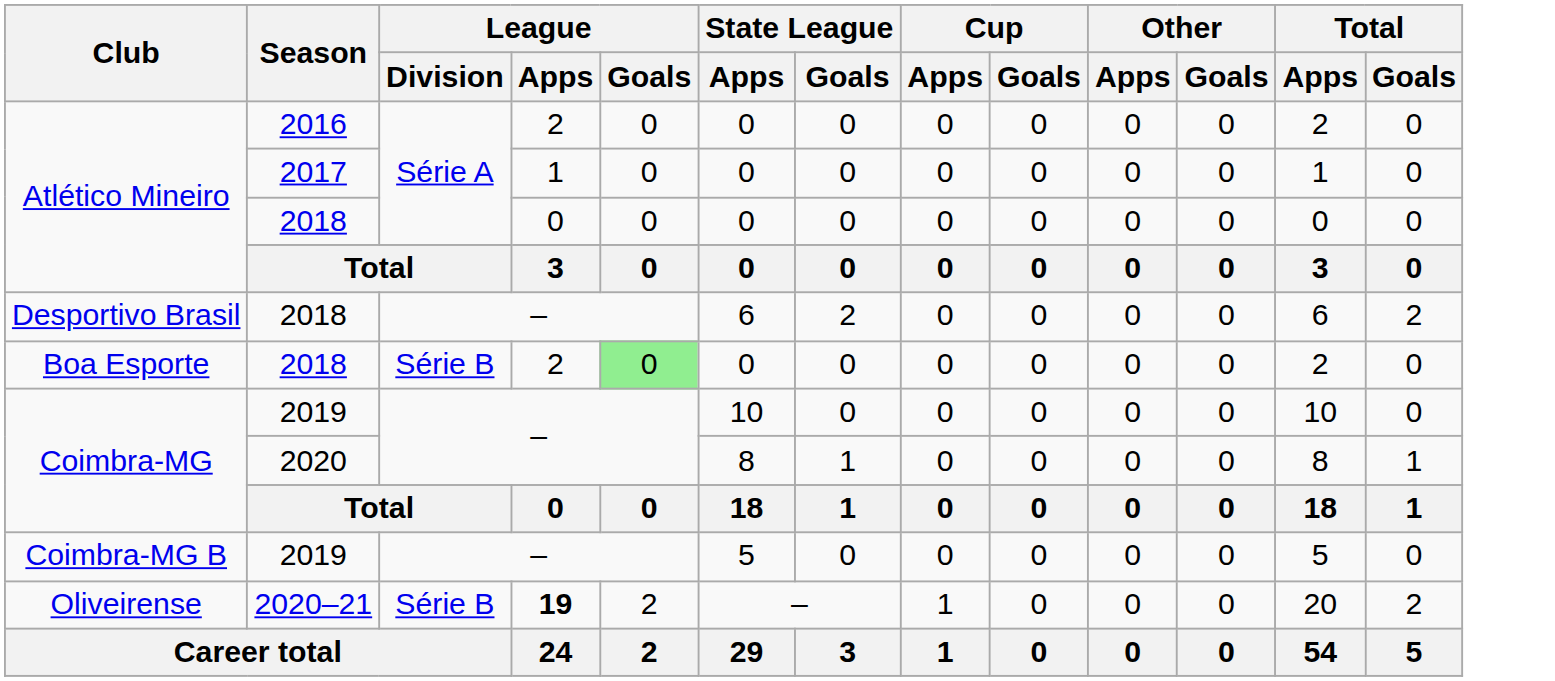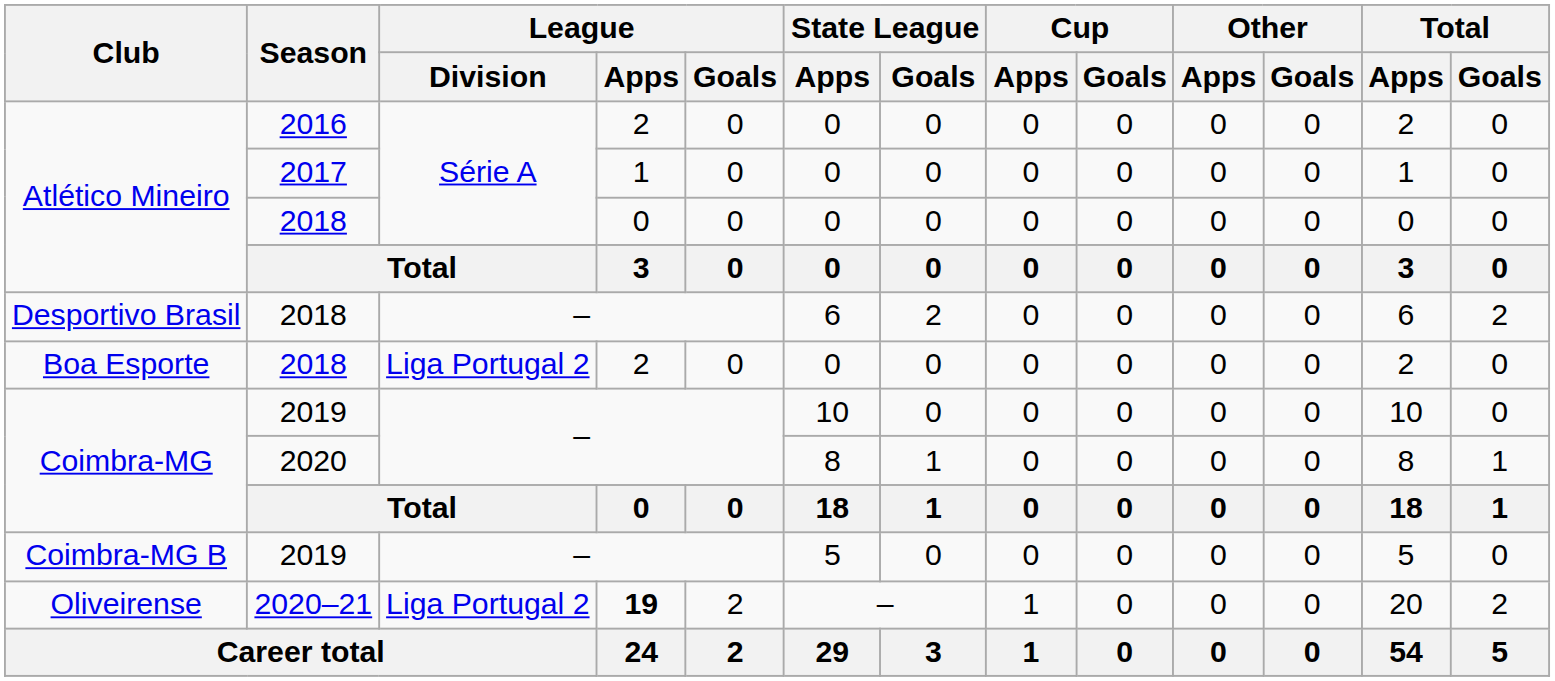(445, 364) Série B -> (488, 364) Liga Portugal 2
(649, 364) lightgreen background -> (735, 364) no background
(445, 603) Série B -> (488, 603) Liga Portugal 2
